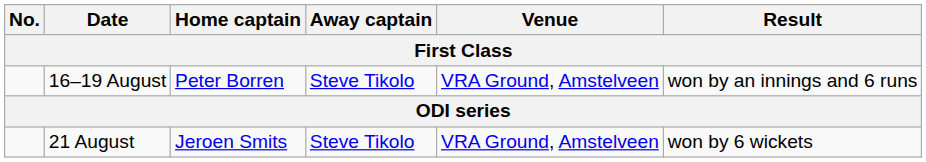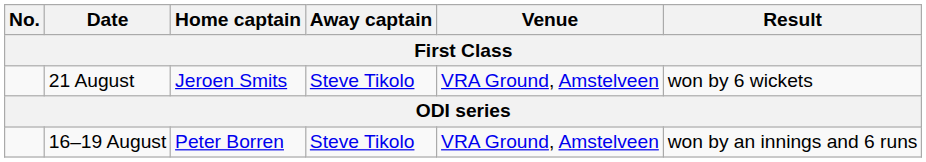rows swapped: (108, 80) <-> (92, 141)
